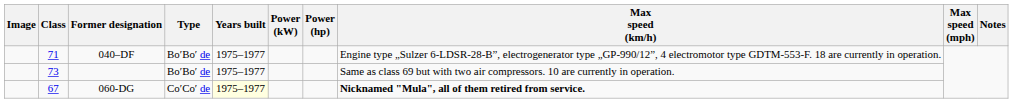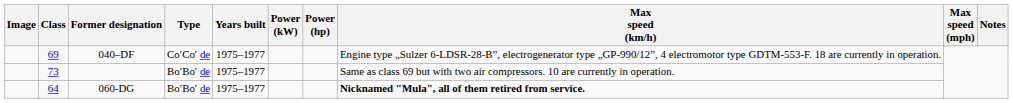(53, 54) 71 -> (53, 54) 69
(189, 54) Bo′Bo′ de -> (189, 54) Co′Co′ de
(53, 89) 67 -> (53, 89) 64
(189, 89) Co′Co′ de -> (189, 89) Bo′Bo′ de
(240, 89) lightyellow background -> (240, 89) no background
